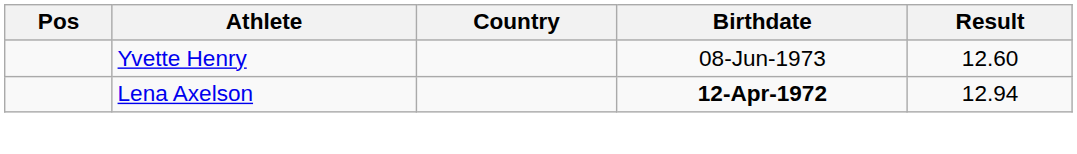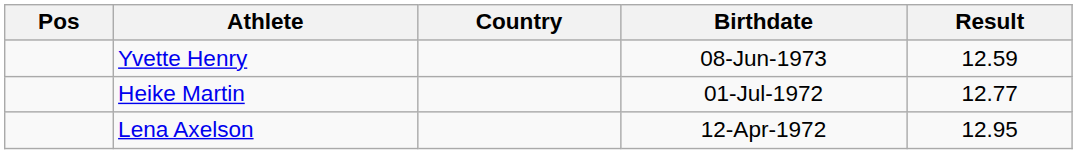(990, 58) 12.60 -> (990, 58) 12.59
+ row: (181, 93)
(762, 93) bold -> (763, 129) normal
(990, 93) 12.94 -> (990, 129) 12.95
